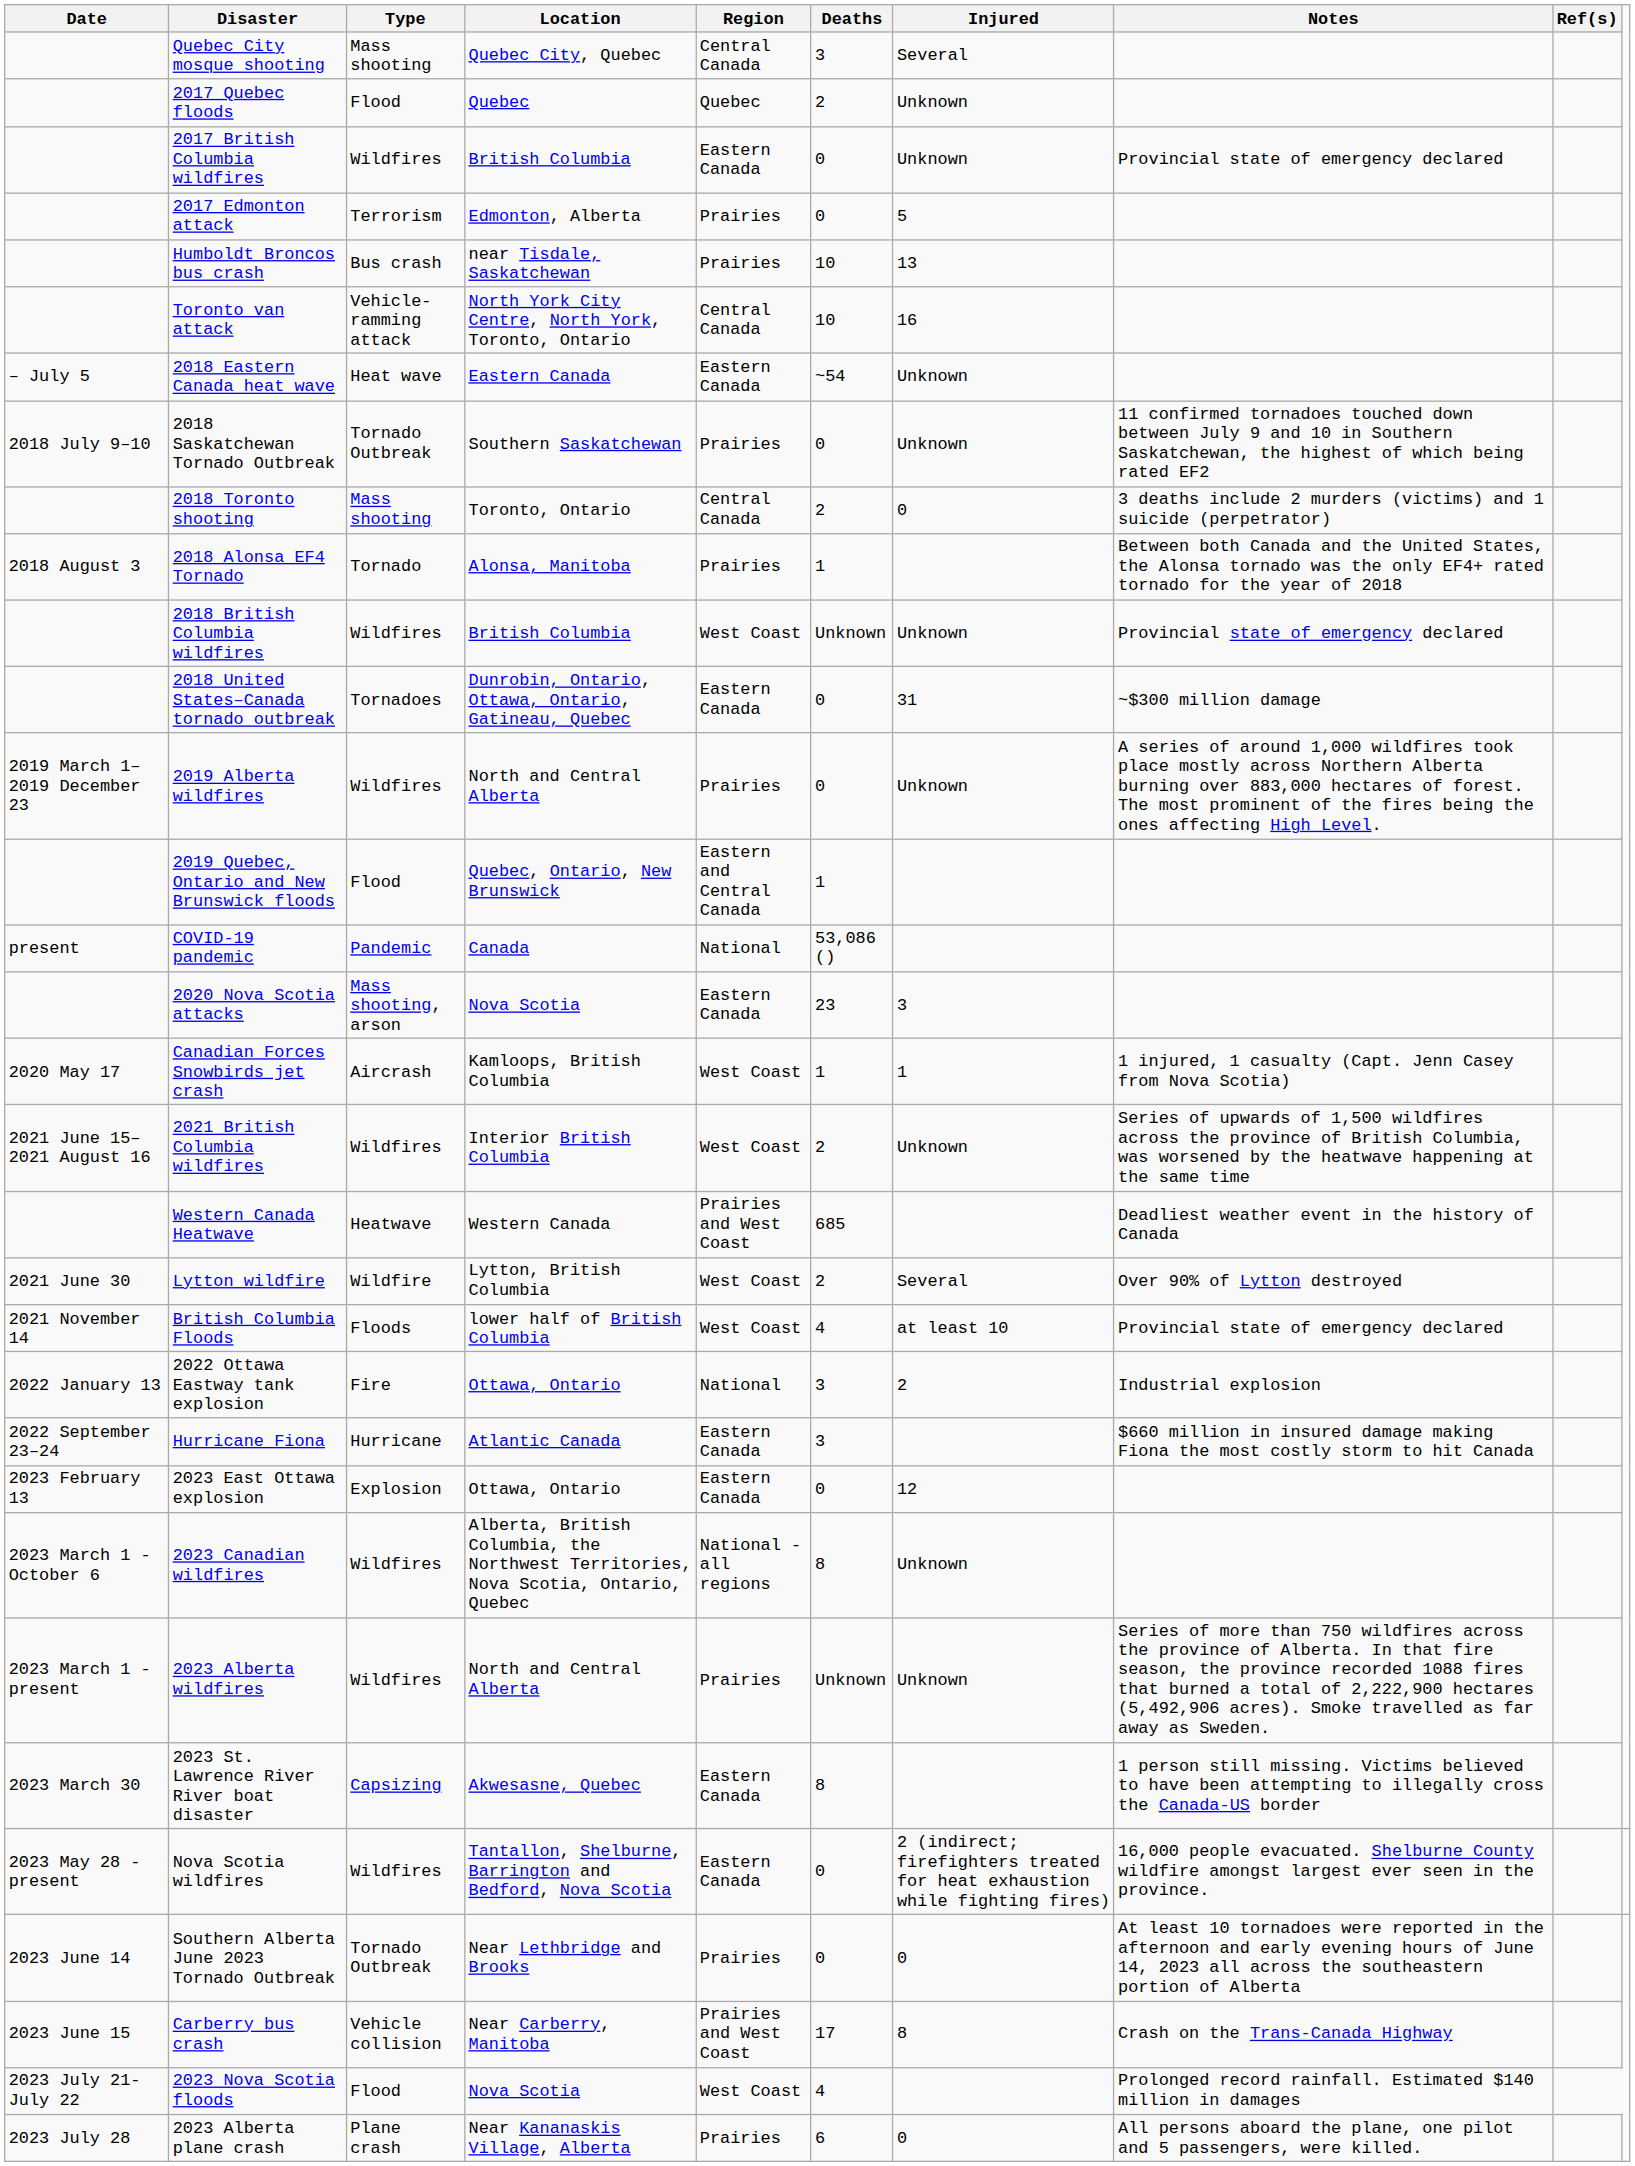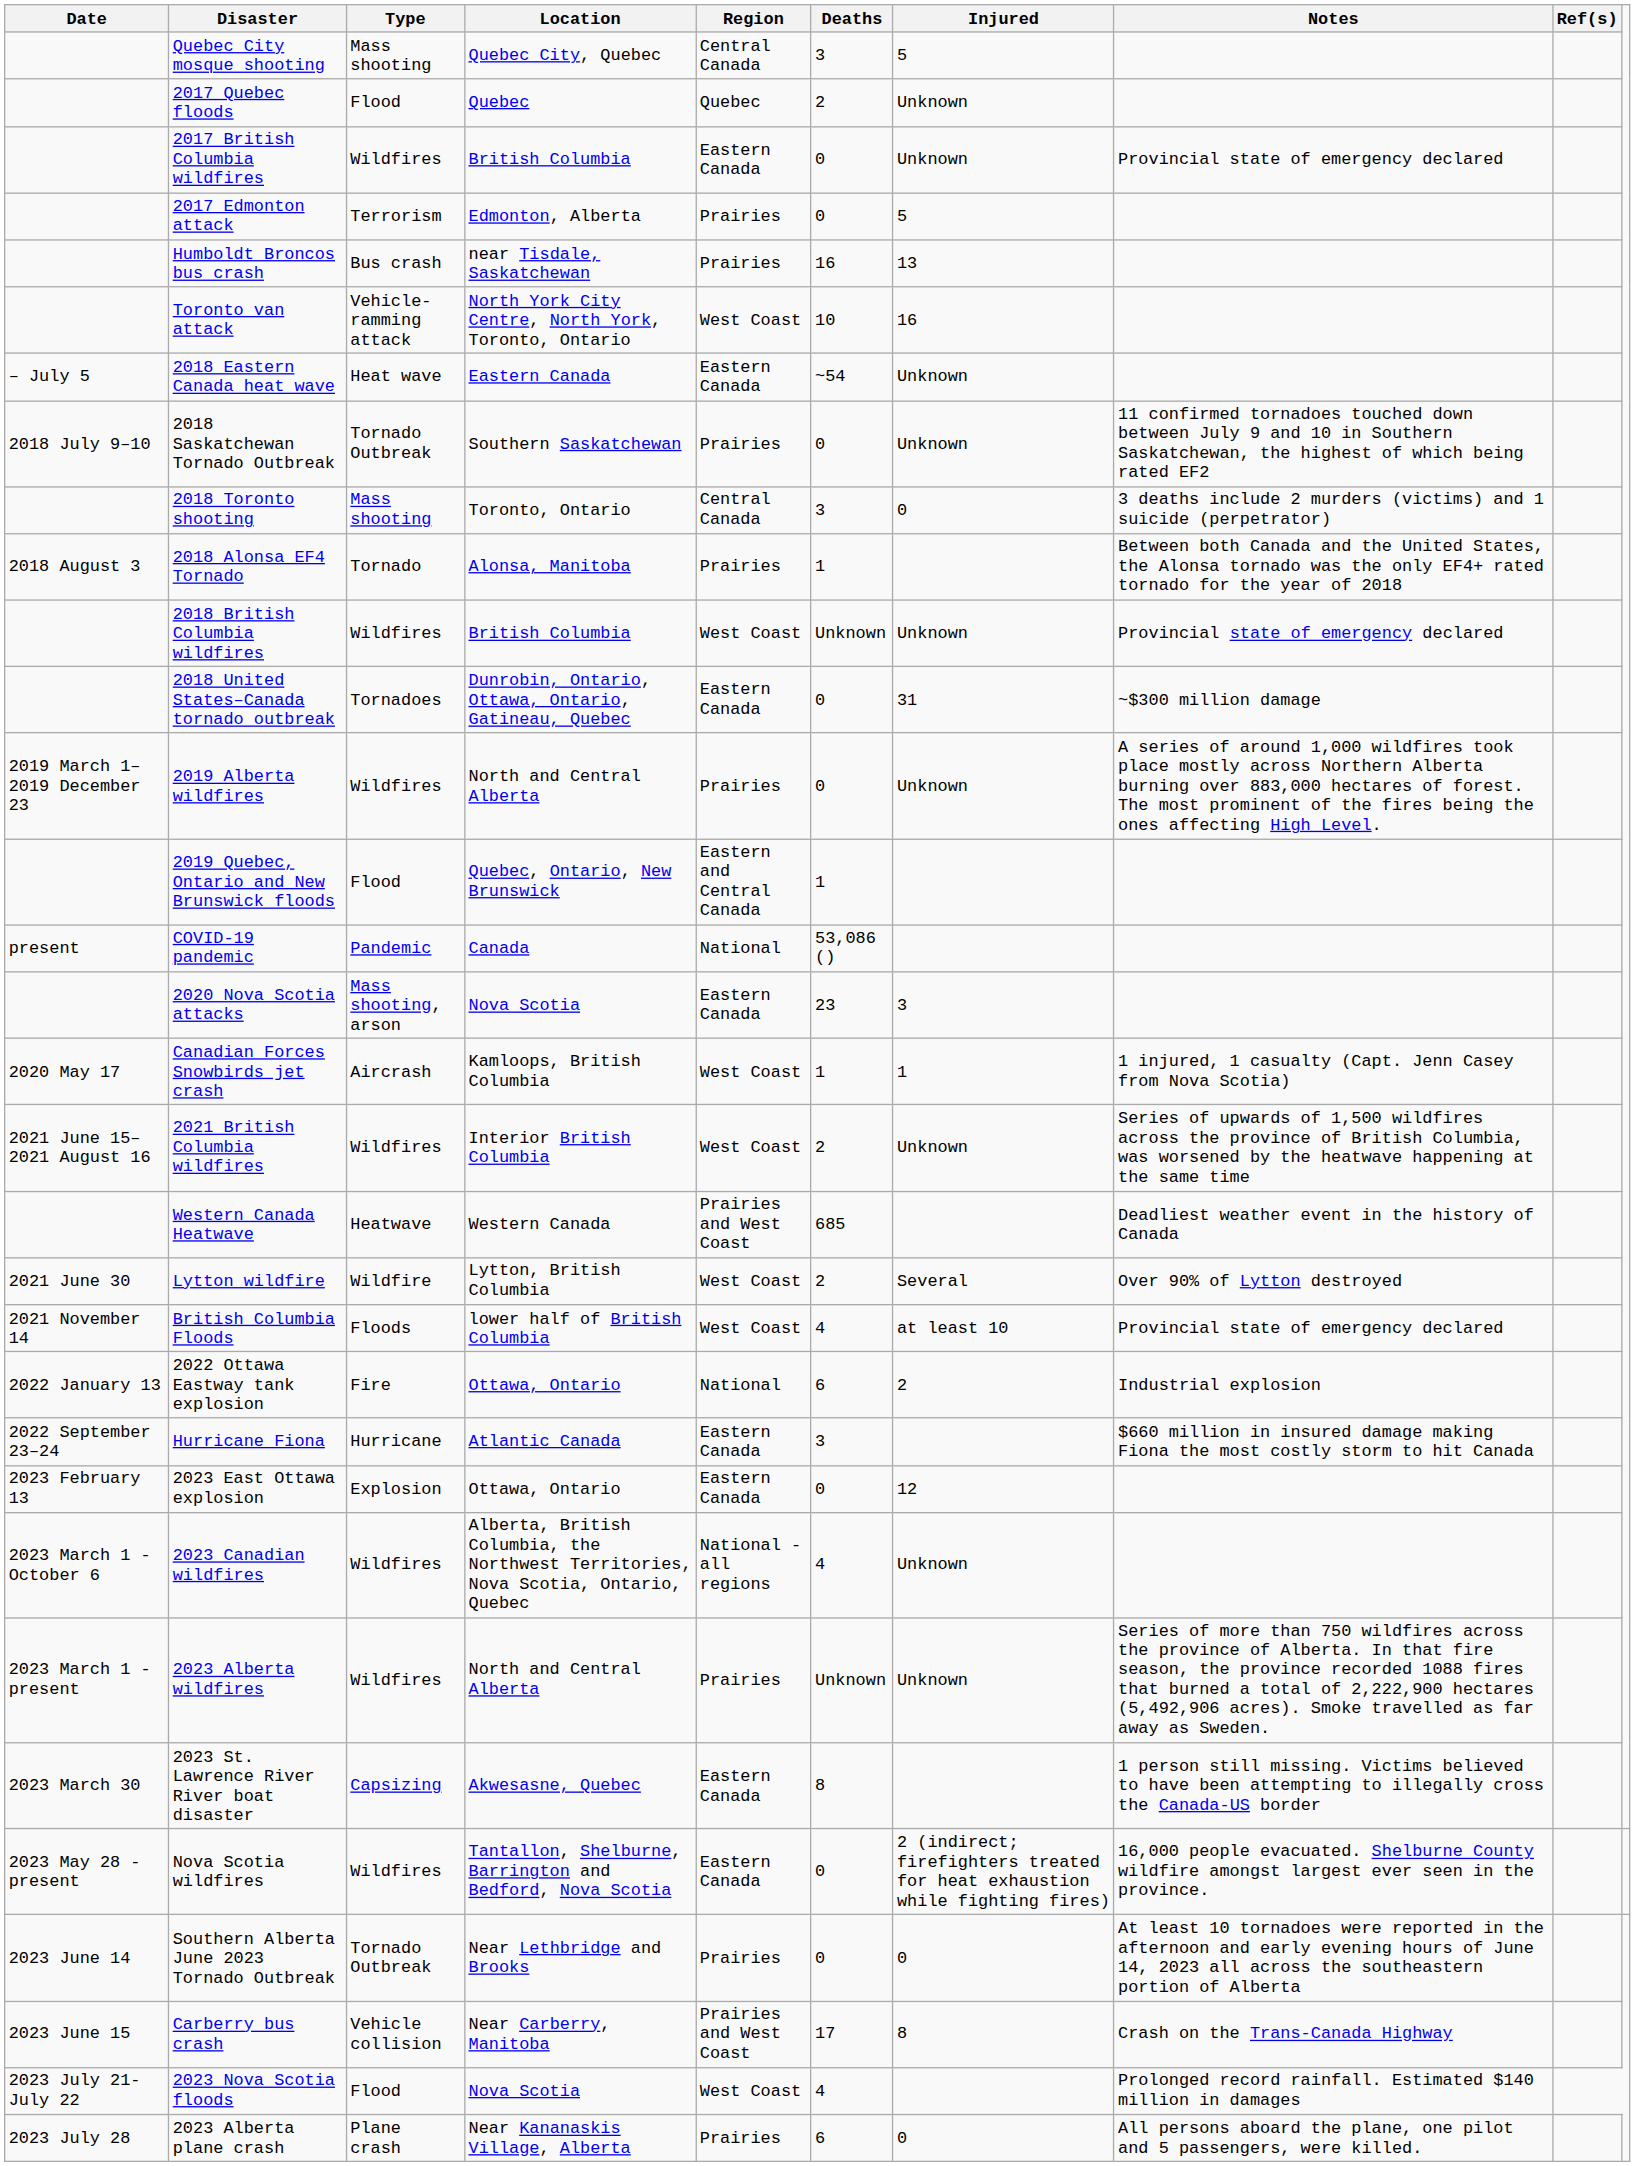(932, 56) Several -> (902, 56) 5
(825, 263) 10 -> (825, 263) 16
(735, 320) Central Canada -> (750, 320) West Coast
(820, 510) 2 -> (820, 510) 3
(820, 1385) 3 -> (820, 1385) 6
(820, 1565) 8 -> (820, 1565) 4
